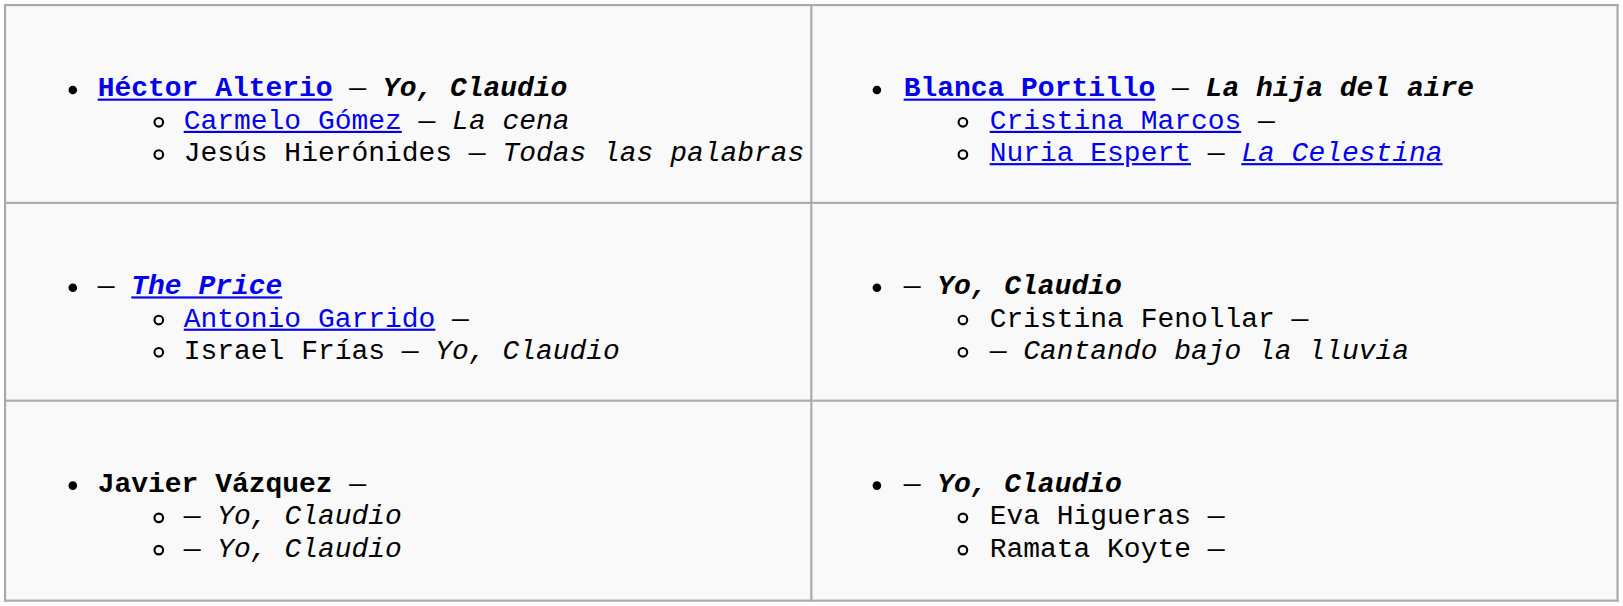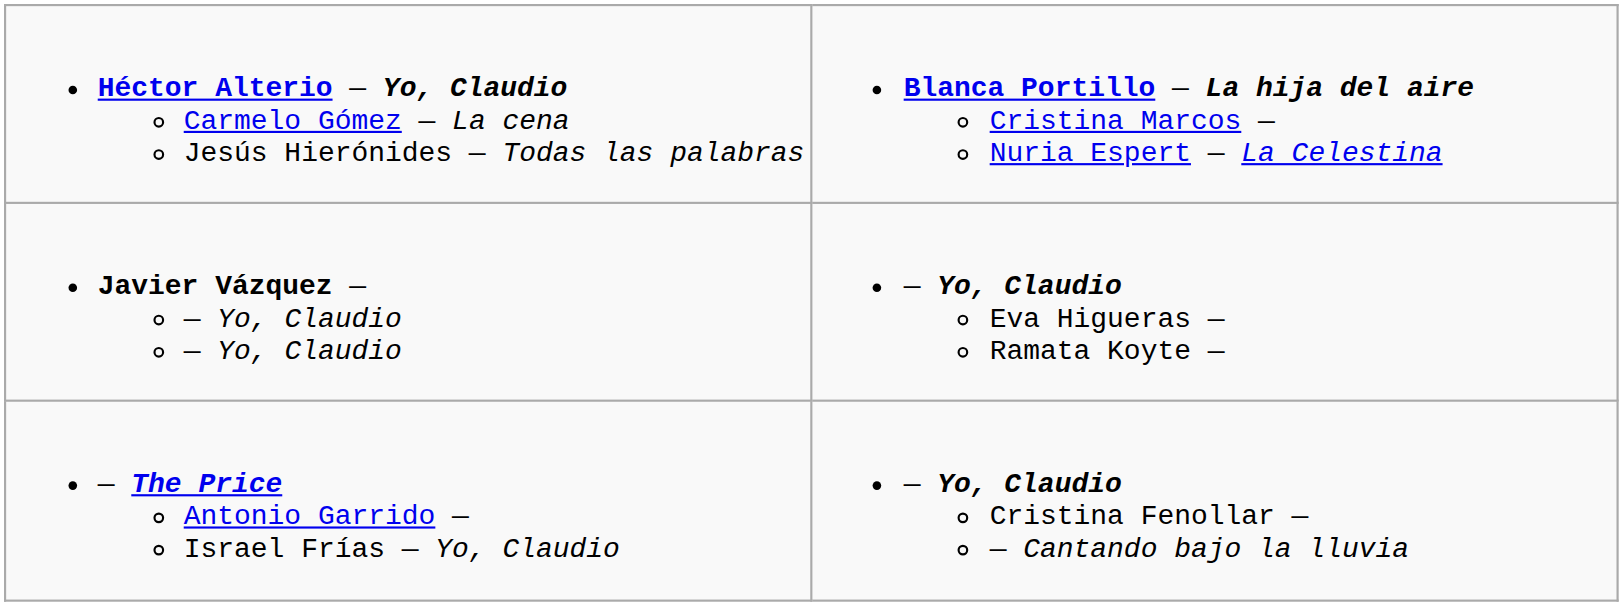rows swapped: (408, 319) <-> (408, 517)
